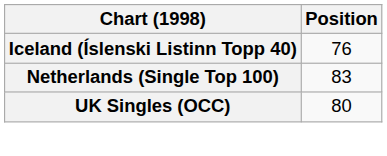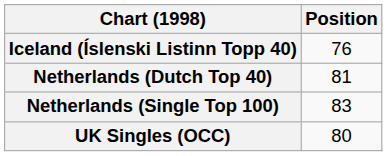+ row: (153, 77)
